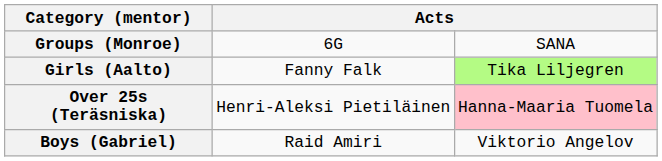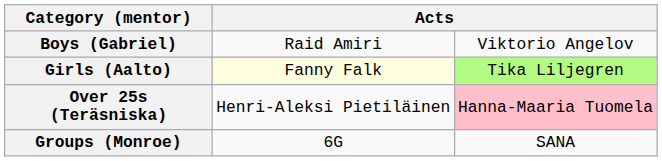rows swapped: (108, 143) <-> (108, 44)
(333, 71) no background -> (333, 71) lightyellow background
